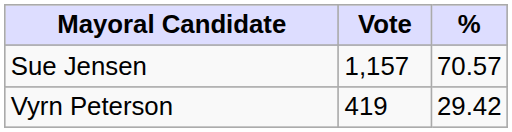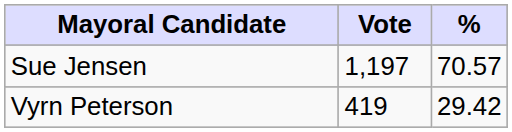(377, 65) 1,157 -> (377, 65) 1,197
